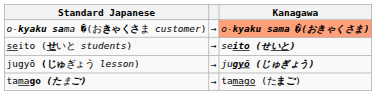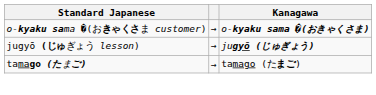(295, 28) lightsalmon background -> (295, 28) no background
- row: (69, 46)
